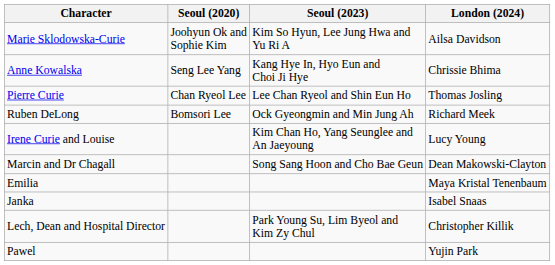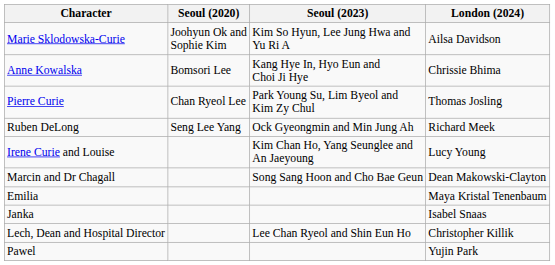(206, 70) Seng Lee Yang -> (201, 70) Bomsori Lee
(332, 95) Lee Chan Ryeol and Shin Eun Ho -> (325, 102) Park Young Su, Lim Byeol and Kim Zy Chul
(201, 114) Bomsori Lee -> (206, 127) Seng Lee Yang
(325, 226) Park Young Su, Lim Byeol and Kim Zy Chul -> (332, 233) Lee Chan Ryeol and Shin Eun Ho
